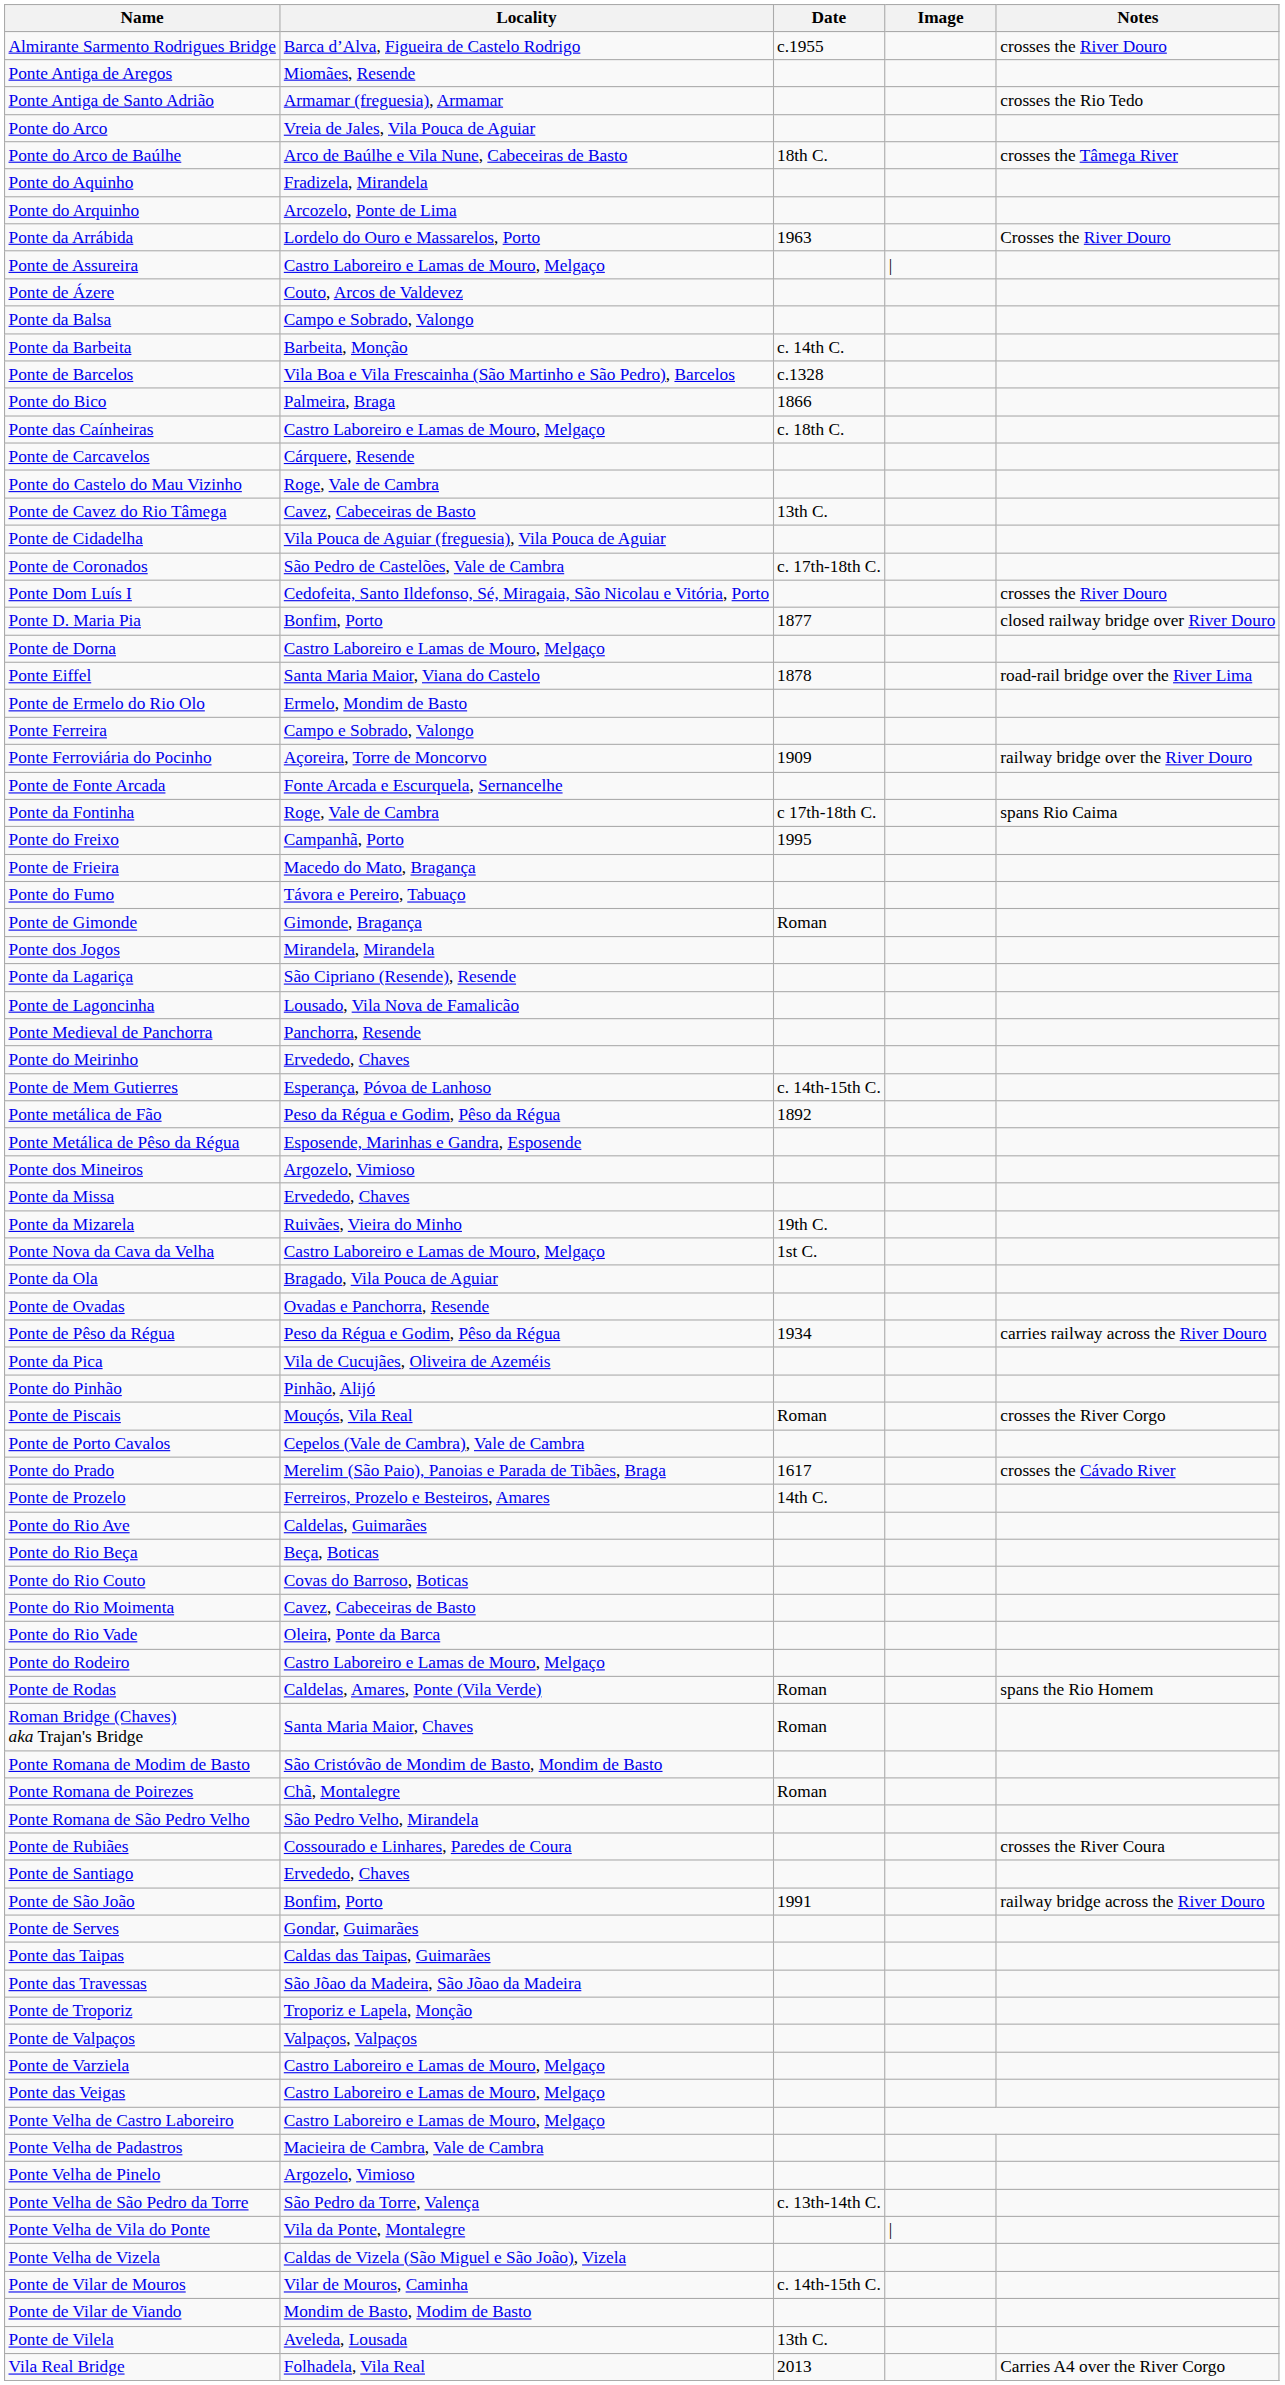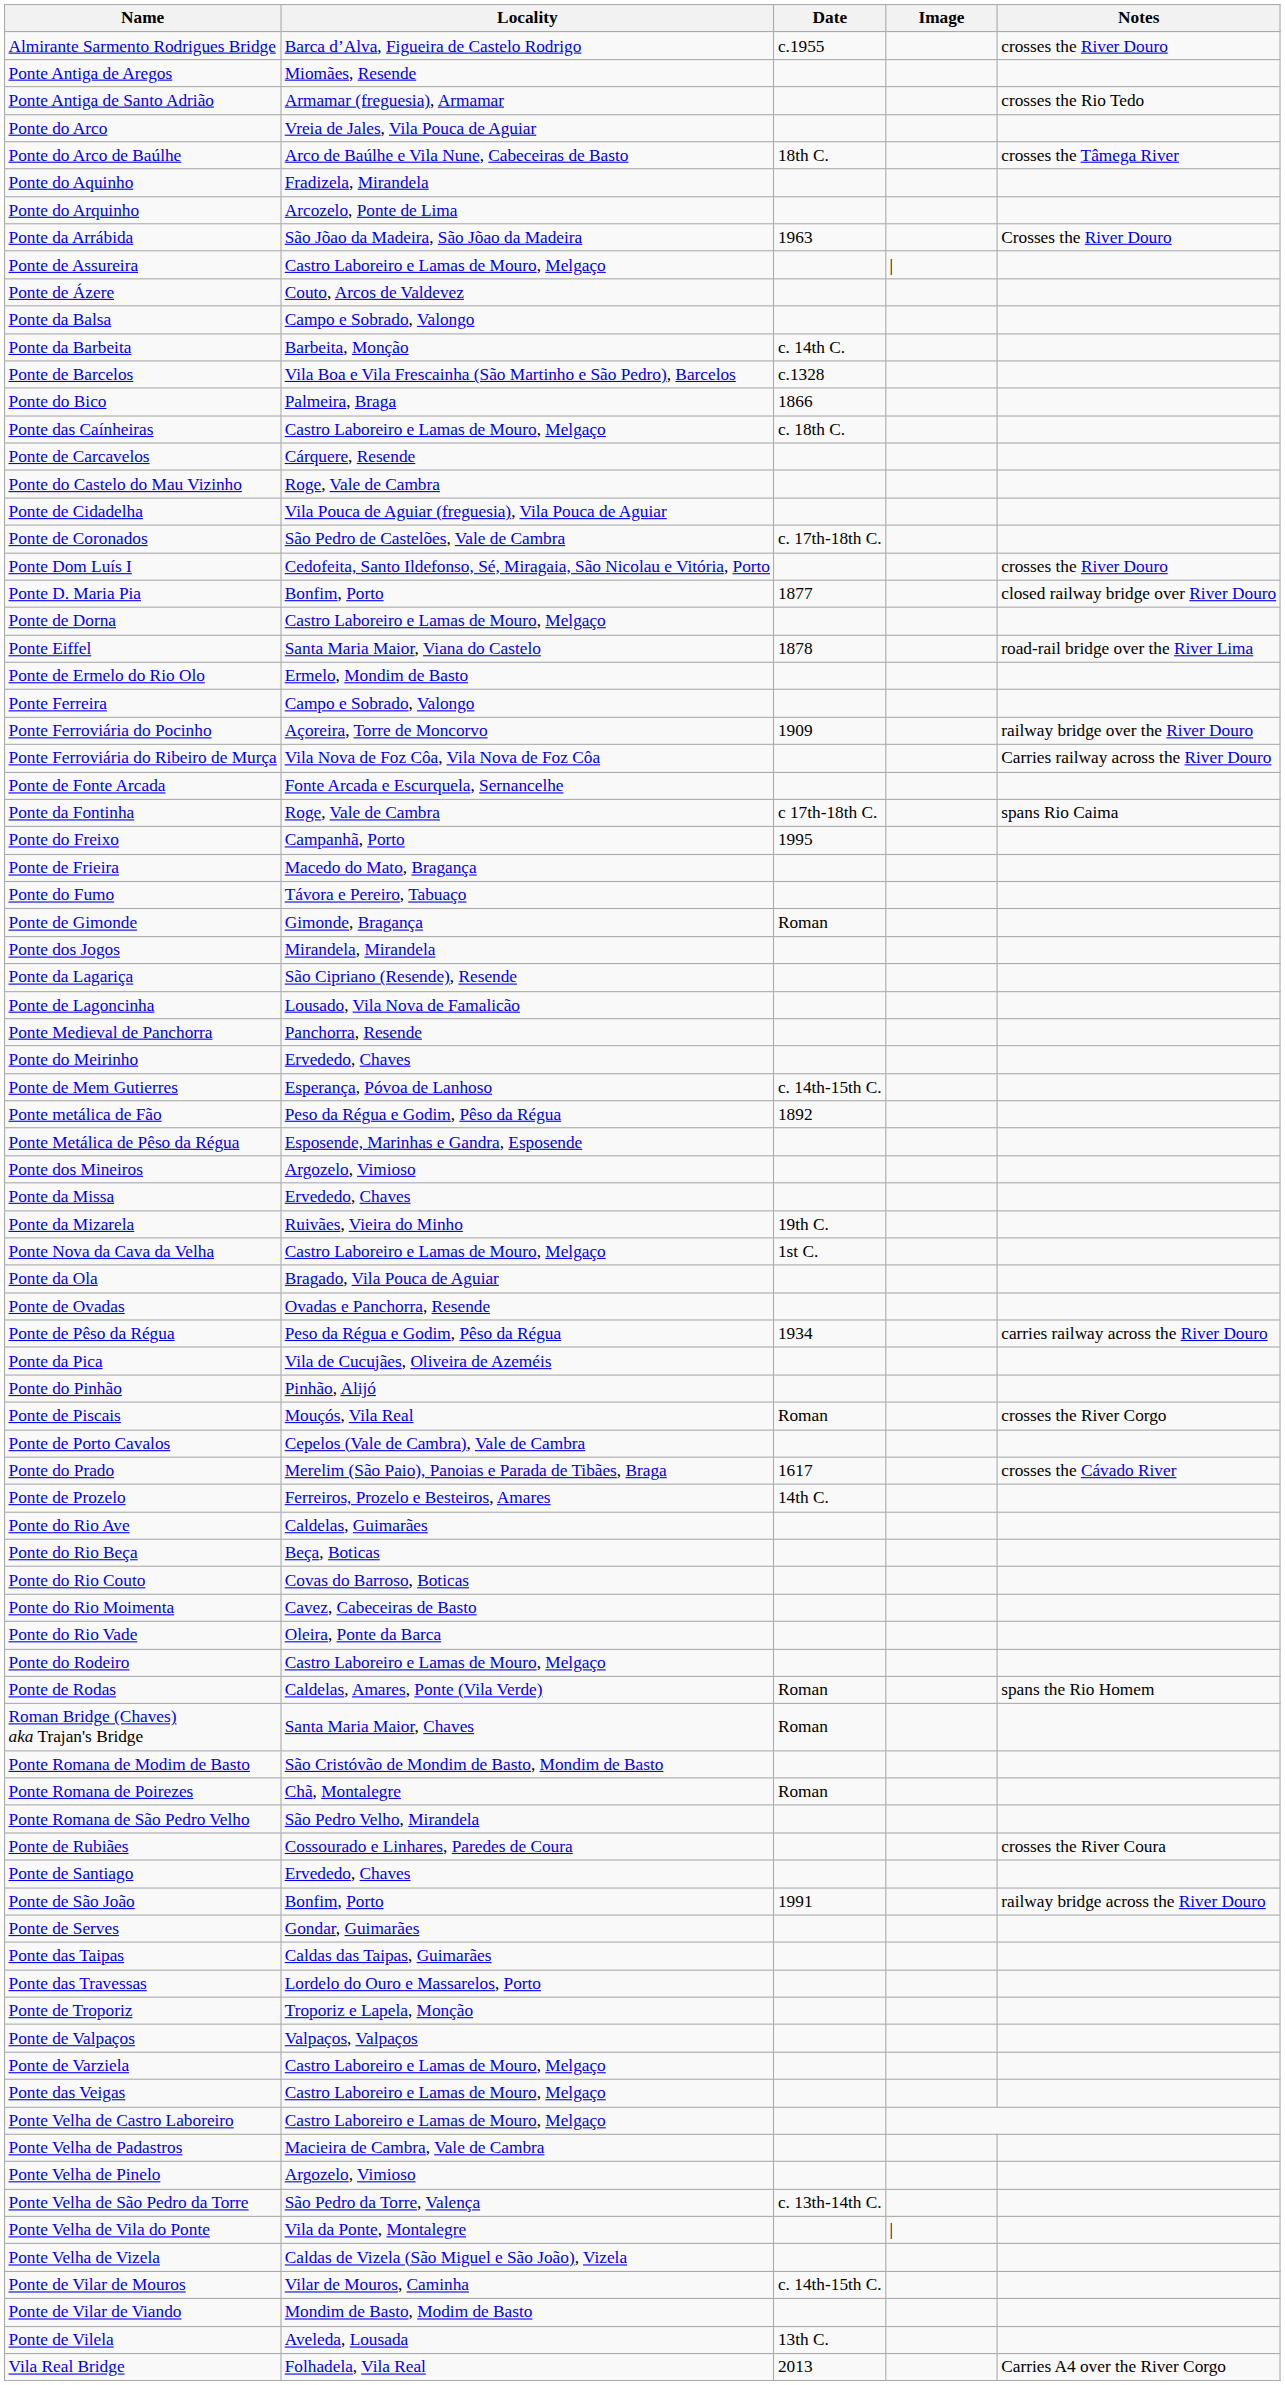(412, 237) Lordelo do Ouro e Massarelos, Porto -> (433, 237) São Jõao da Madeira, São Jõao da Madeira
- row: (118, 511)
+ row: (143, 758)
(433, 1983) São Jõao da Madeira, São Jõao da Madeira -> (413, 1983) Lordelo do Ouro e Massarelos, Porto
